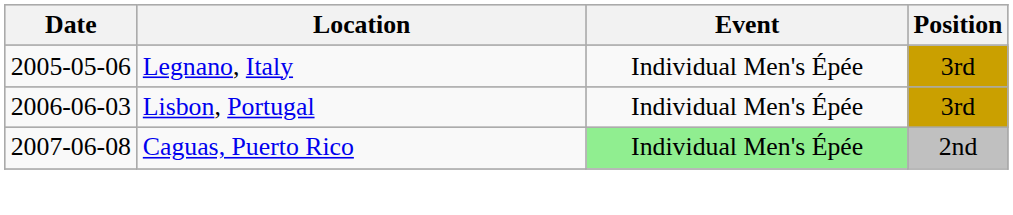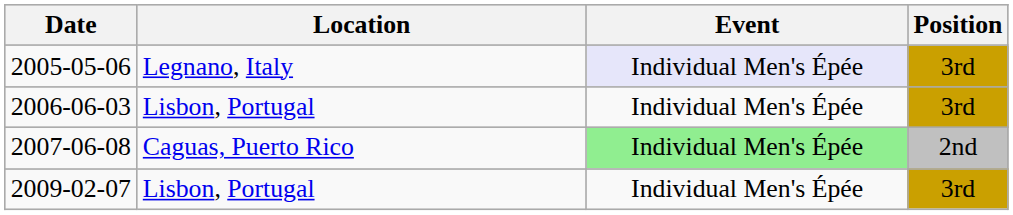(747, 65) no background -> (747, 65) lavender background
+ row: (71, 188)
